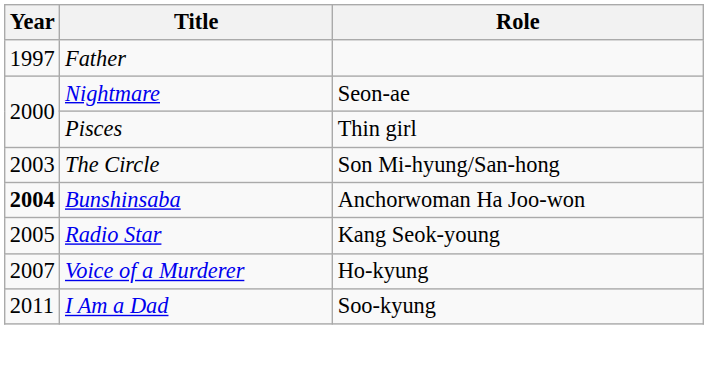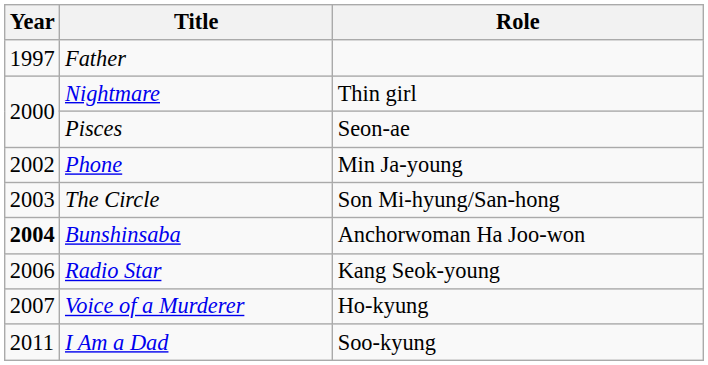(374, 93) Seon-ae -> (377, 93) Thin girl
(377, 128) Thin girl -> (374, 128) Seon-ae
+ row: (94, 164)
(32, 235) 2005 -> (32, 270) 2006
